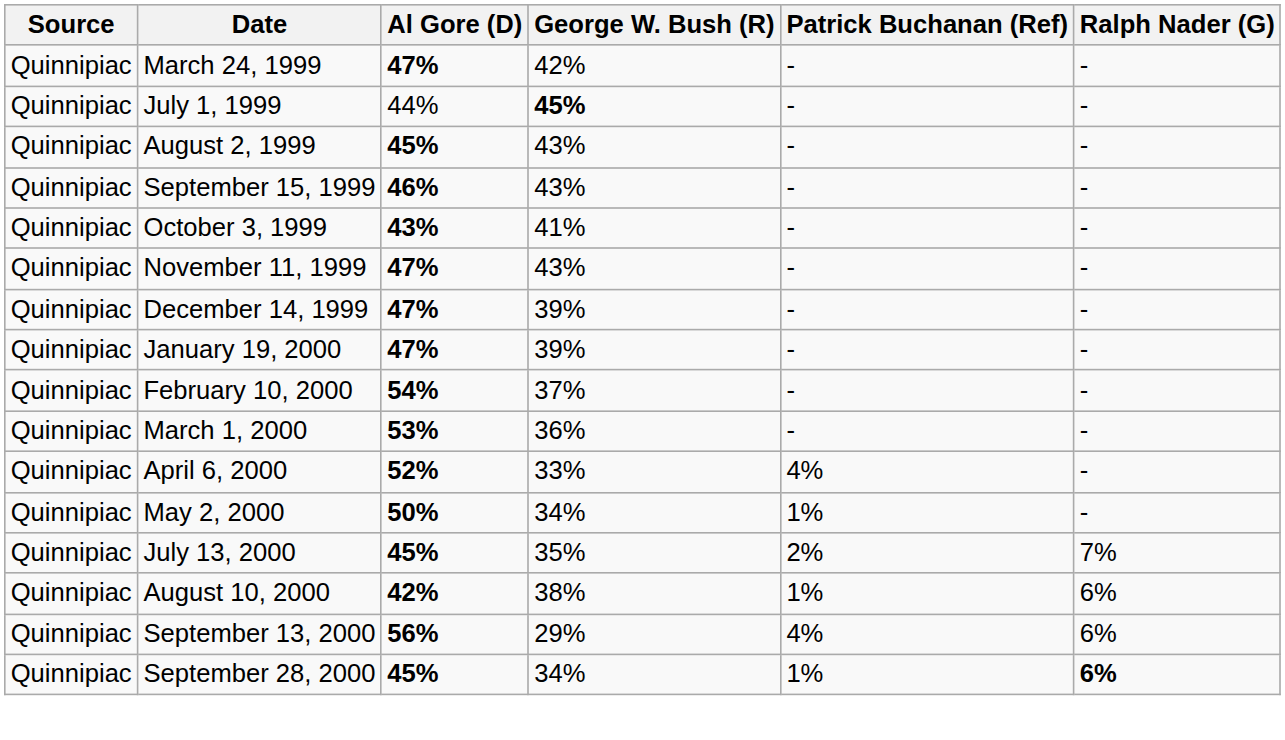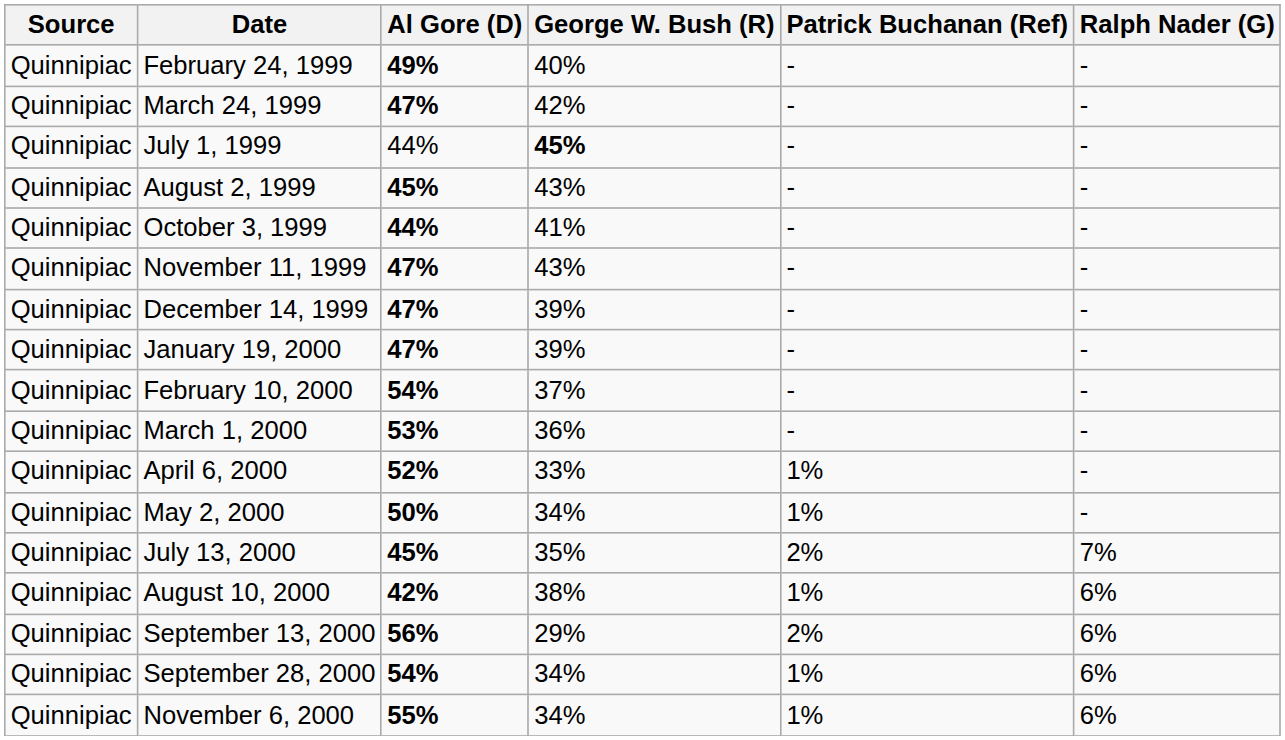+ row: (248, 65)
- row: (259, 187)
(413, 227) 43% -> (413, 227) 44%
(805, 471) 4% -> (805, 471) 1%
(805, 633) 4% -> (805, 633) 2%
(413, 674) 45% -> (413, 674) 54%
(1098, 674) bold -> (1098, 674) normal
+ row: (249, 715)
